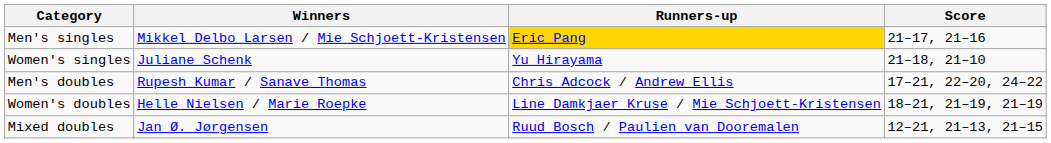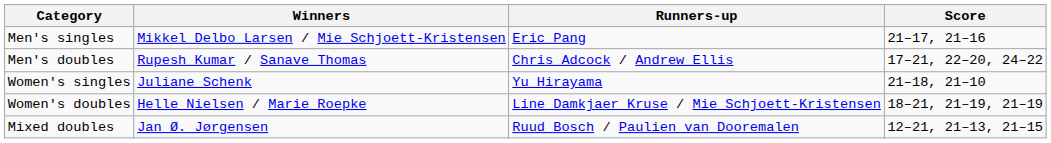(549, 38) gold background -> (549, 38) no background
rows swapped: (69, 60) <-> (61, 82)
